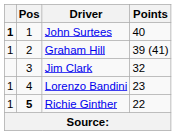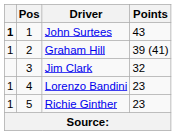(139, 32) 40 -> (139, 32) 43
(29, 104) bold -> (29, 104) normal
(139, 104) 22 -> (139, 104) 23
